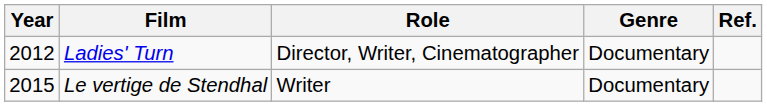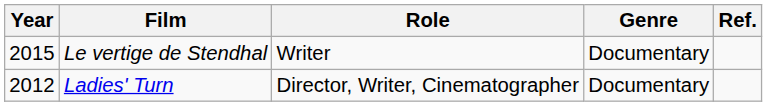rows swapped: (119, 52) <-> (166, 85)
